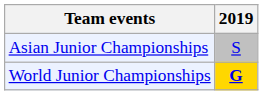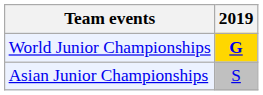rows swapped: (108, 47) <-> (110, 76)
